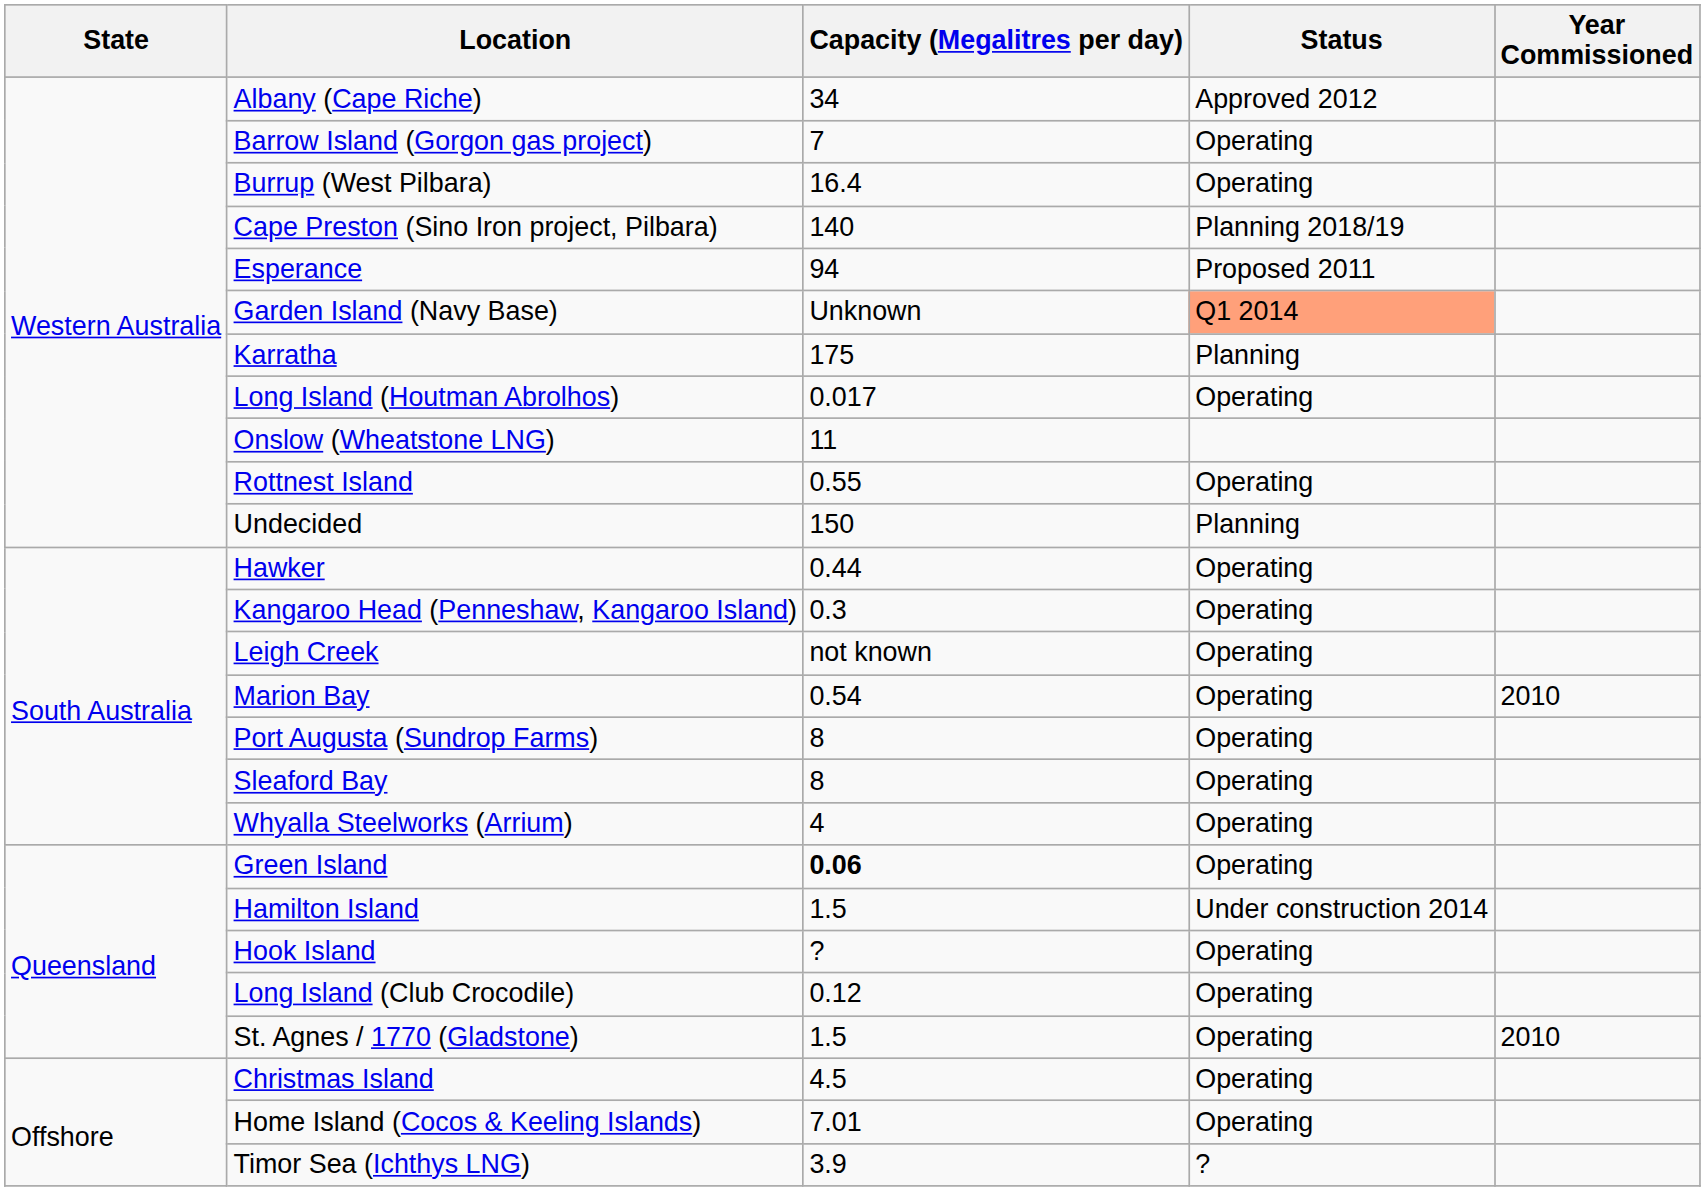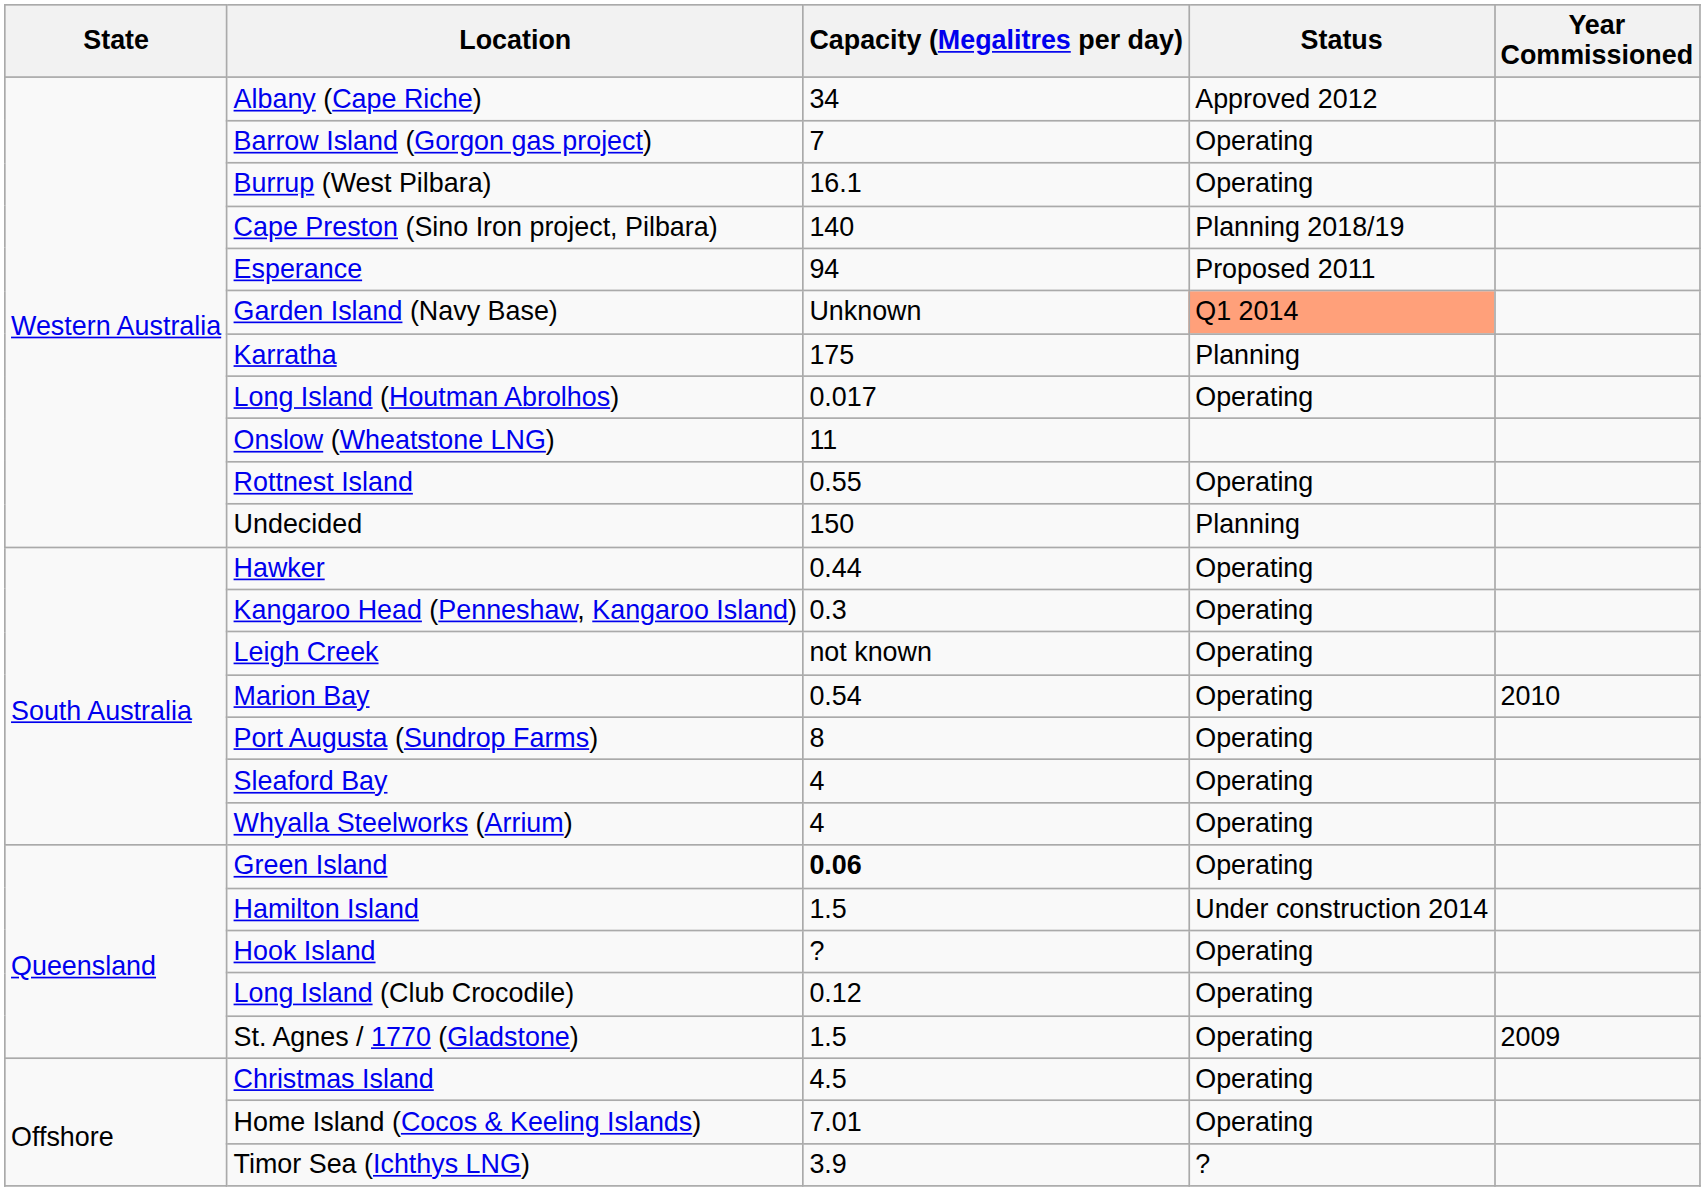(836, 183) 16.4 -> (836, 183) 16.1
(817, 780) 8 -> (817, 780) 4
(1530, 1036) 2010 -> (1530, 1036) 2009
